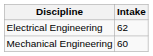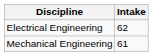(123, 43) 60 -> (123, 43) 61
